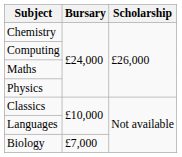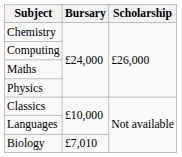(81, 143) £7,000 -> (81, 143) £7,010
